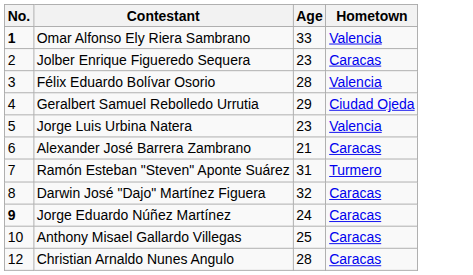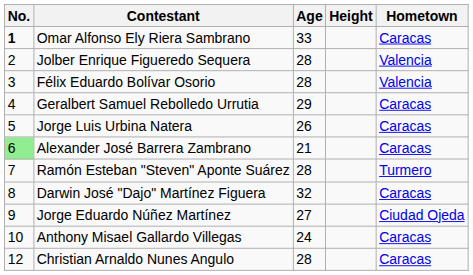+ column: (351, 16)
(355, 38) Valencia -> (405, 38) Caracas
(304, 60) 23 -> (304, 60) 28
(355, 60) Caracas -> (405, 60) Valencia
(372, 104) Ciudad Ojeda -> (405, 104) Caracas
(304, 126) 23 -> (304, 126) 26
(355, 126) Valencia -> (405, 126) Caracas
(12, 149) no background -> (12, 149) lightgreen background
(304, 171) 31 -> (304, 171) 28
(12, 215) bold -> (12, 215) normal
(304, 215) 24 -> (304, 215) 27
(355, 215) Caracas -> (422, 215) Ciudad Ojeda
(304, 237) 25 -> (304, 237) 24
